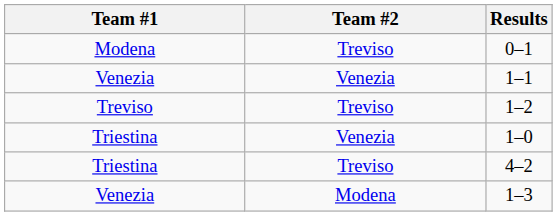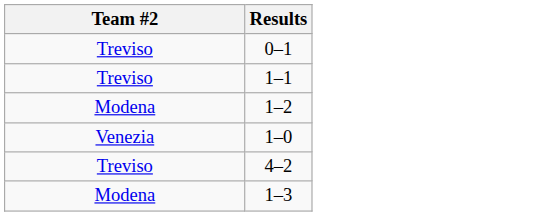- column: (125, 19)
(365, 78) Venezia -> (125, 78) Treviso
(365, 107) Treviso -> (125, 107) Modena
